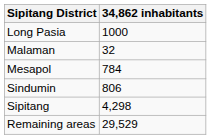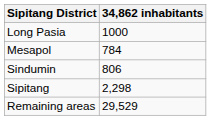- row: (31, 50)
(117, 106) 4,298 -> (117, 87) 2,298
